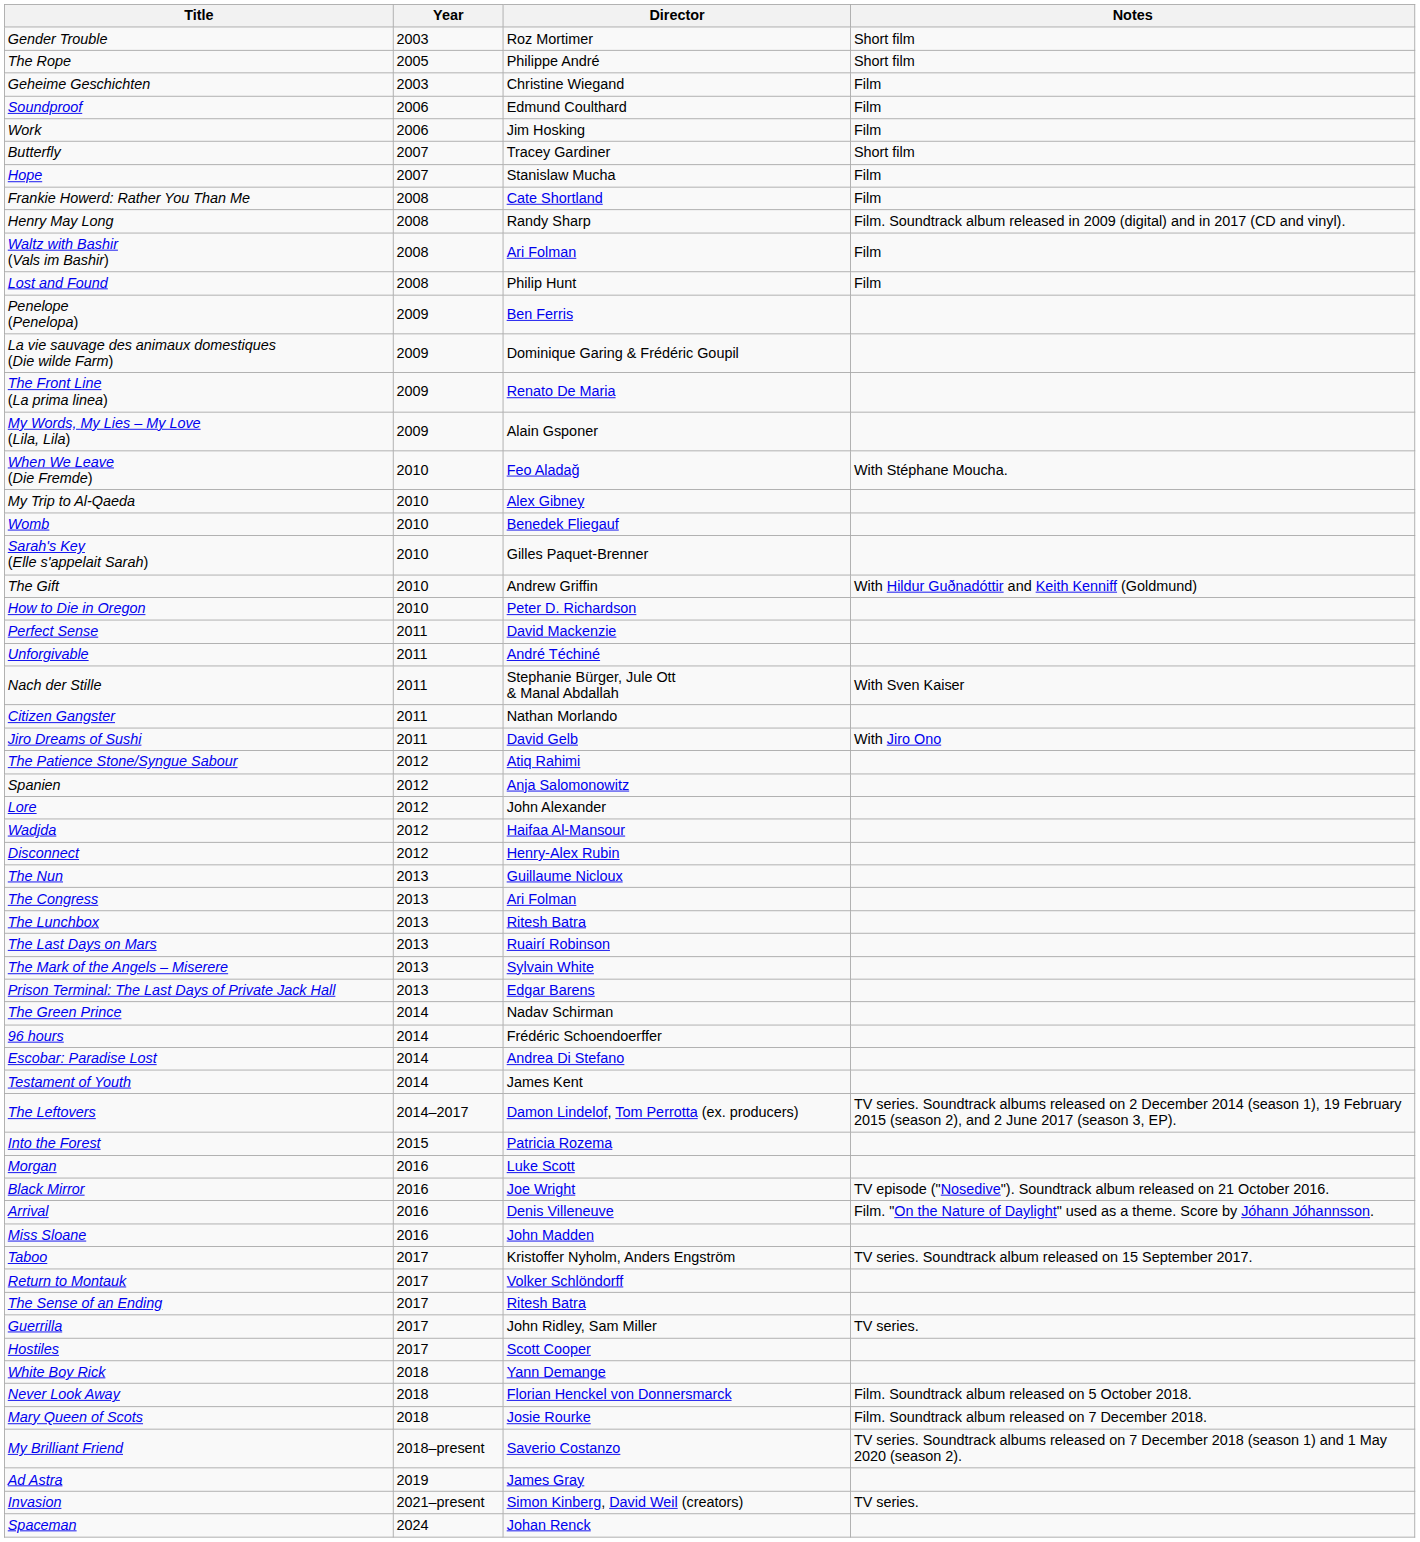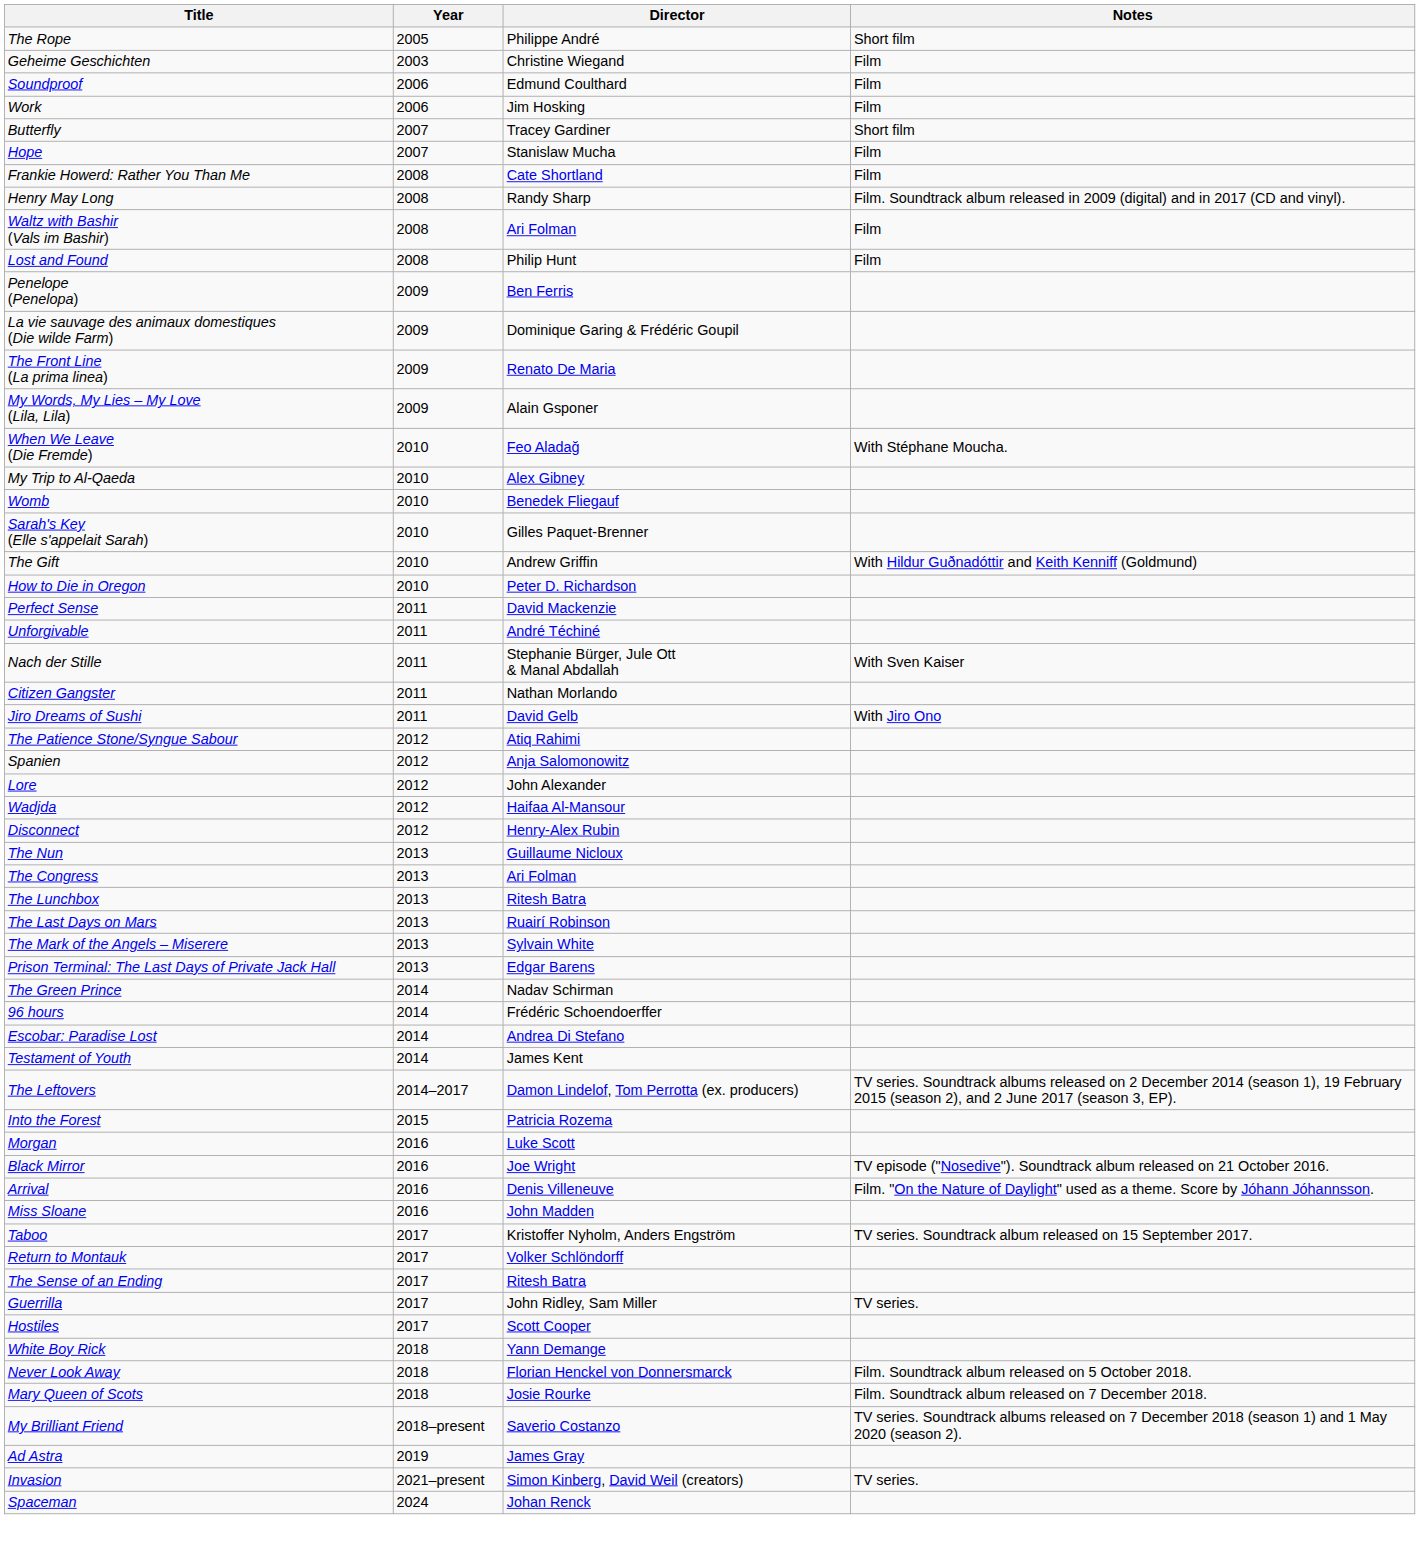- row: (58, 38)
